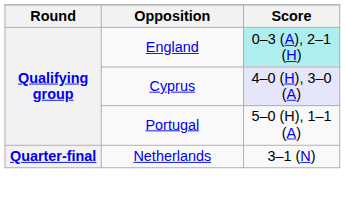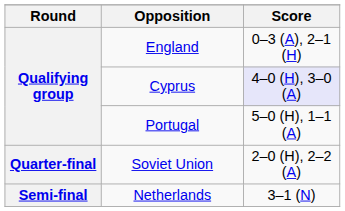(291, 47) paleturquoise background -> (291, 47) no background
+ row: (172, 164)
(53, 156) Quarter-final -> (53, 195) Semi-final
